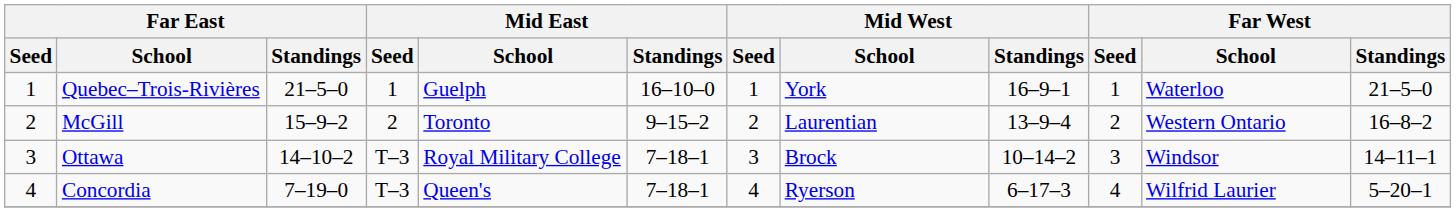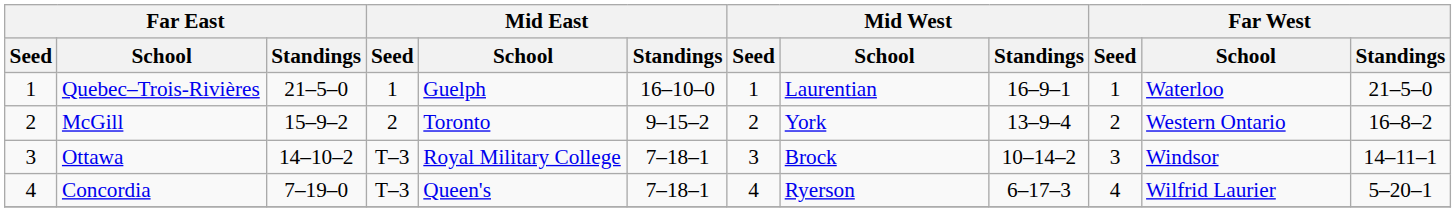(806, 88) York -> (831, 88) Laurentian
(831, 122) Laurentian -> (806, 122) York
